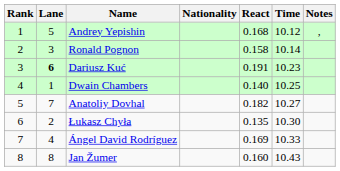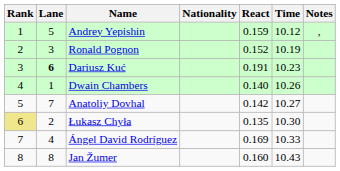(256, 31) 0.168 -> (256, 31) 0.159
(256, 49) 0.158 -> (256, 49) 0.152
(288, 49) 10.14 -> (288, 49) 10.19
(288, 85) 10.25 -> (288, 85) 10.26
(256, 103) 0.182 -> (256, 103) 0.142
(20, 121) no background -> (20, 121) khaki background
